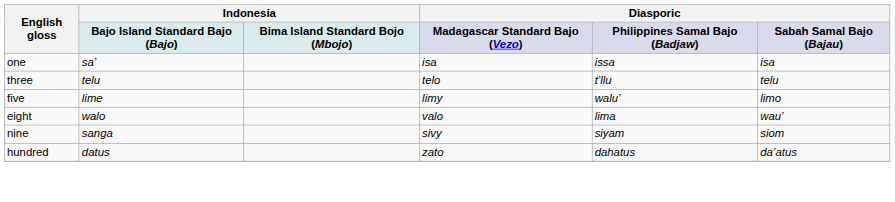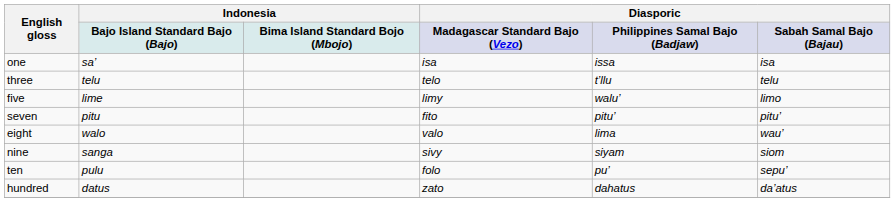+ row: (22, 116)
+ row: (15, 170)
